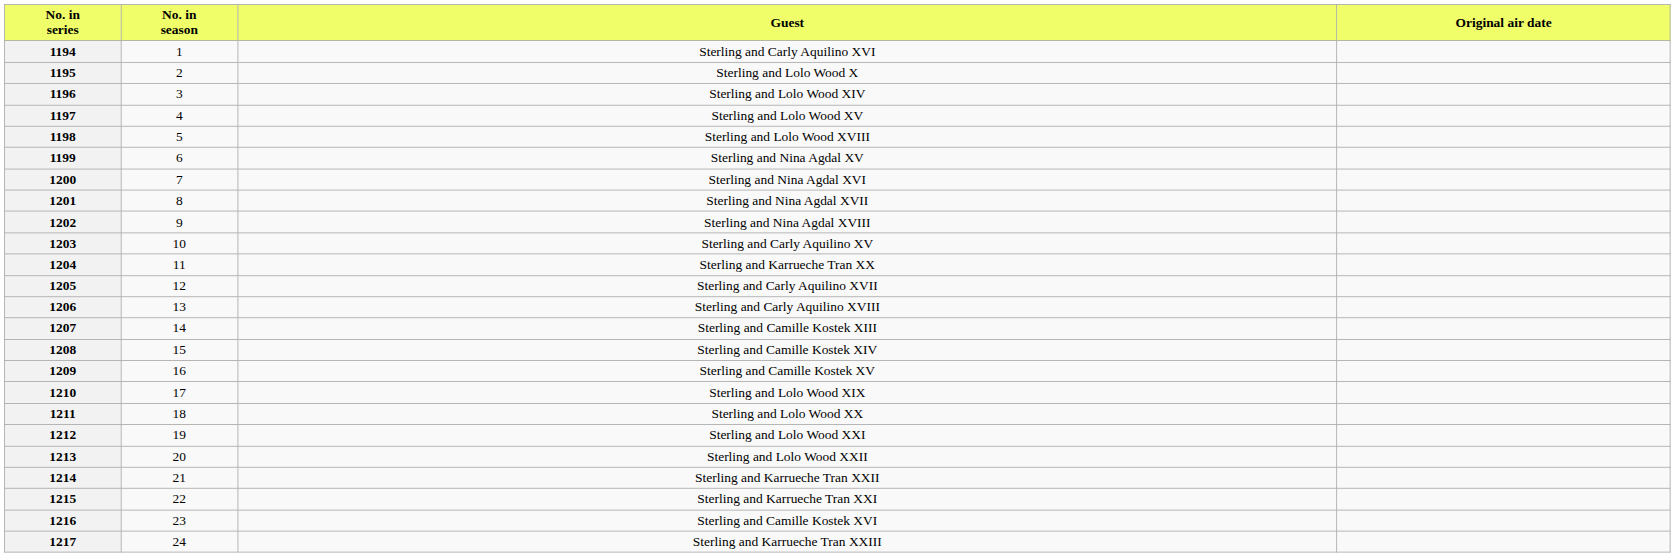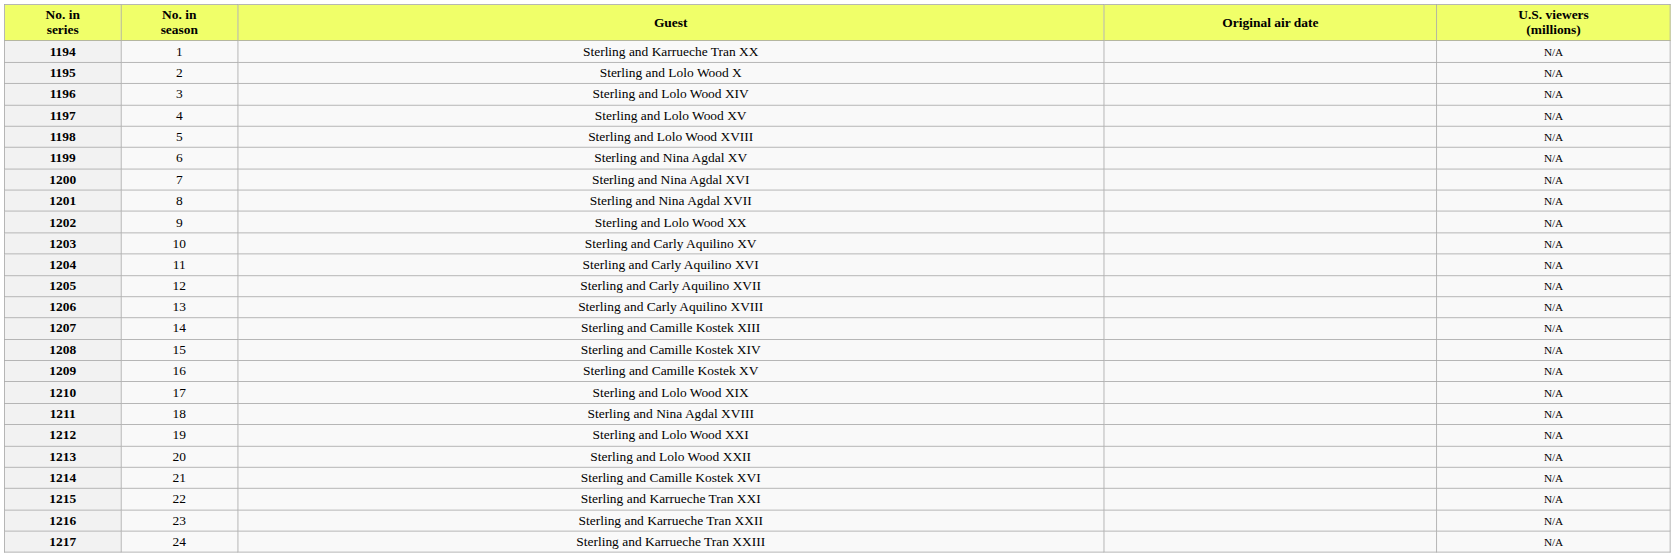+ column: (1554, 22)
(787, 51) Sterling and Carly Aquilino XVI -> (671, 51) Sterling and Karrueche Tran XX
(787, 222) Sterling and Nina Agdal XVIII -> (671, 222) Sterling and Lolo Wood XX
(787, 264) Sterling and Karrueche Tran XX -> (671, 264) Sterling and Carly Aquilino XVI
(787, 413) Sterling and Lolo Wood XX -> (671, 413) Sterling and Nina Agdal XVIII
(787, 477) Sterling and Karrueche Tran XXII -> (671, 477) Sterling and Camille Kostek XVI
(787, 520) Sterling and Camille Kostek XVI -> (671, 520) Sterling and Karrueche Tran XXII
